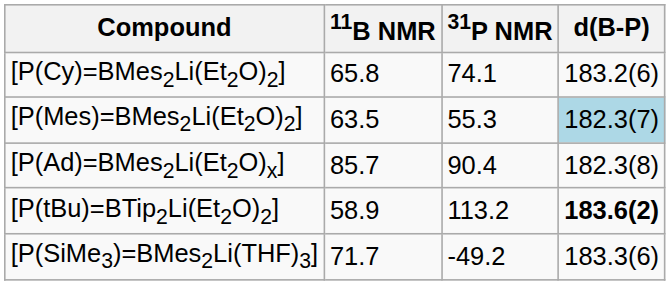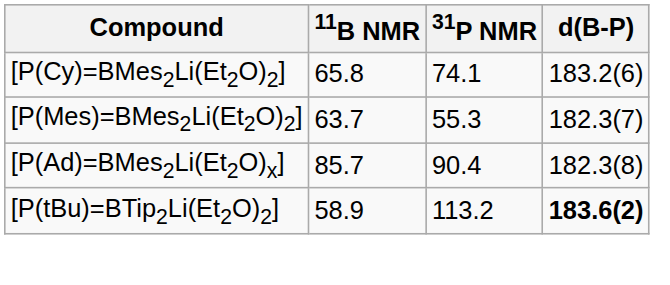(355, 119) 63.5 -> (339, 119) 63.7
(612, 119) lightblue background -> (596, 119) no background
- row: (164, 256)
